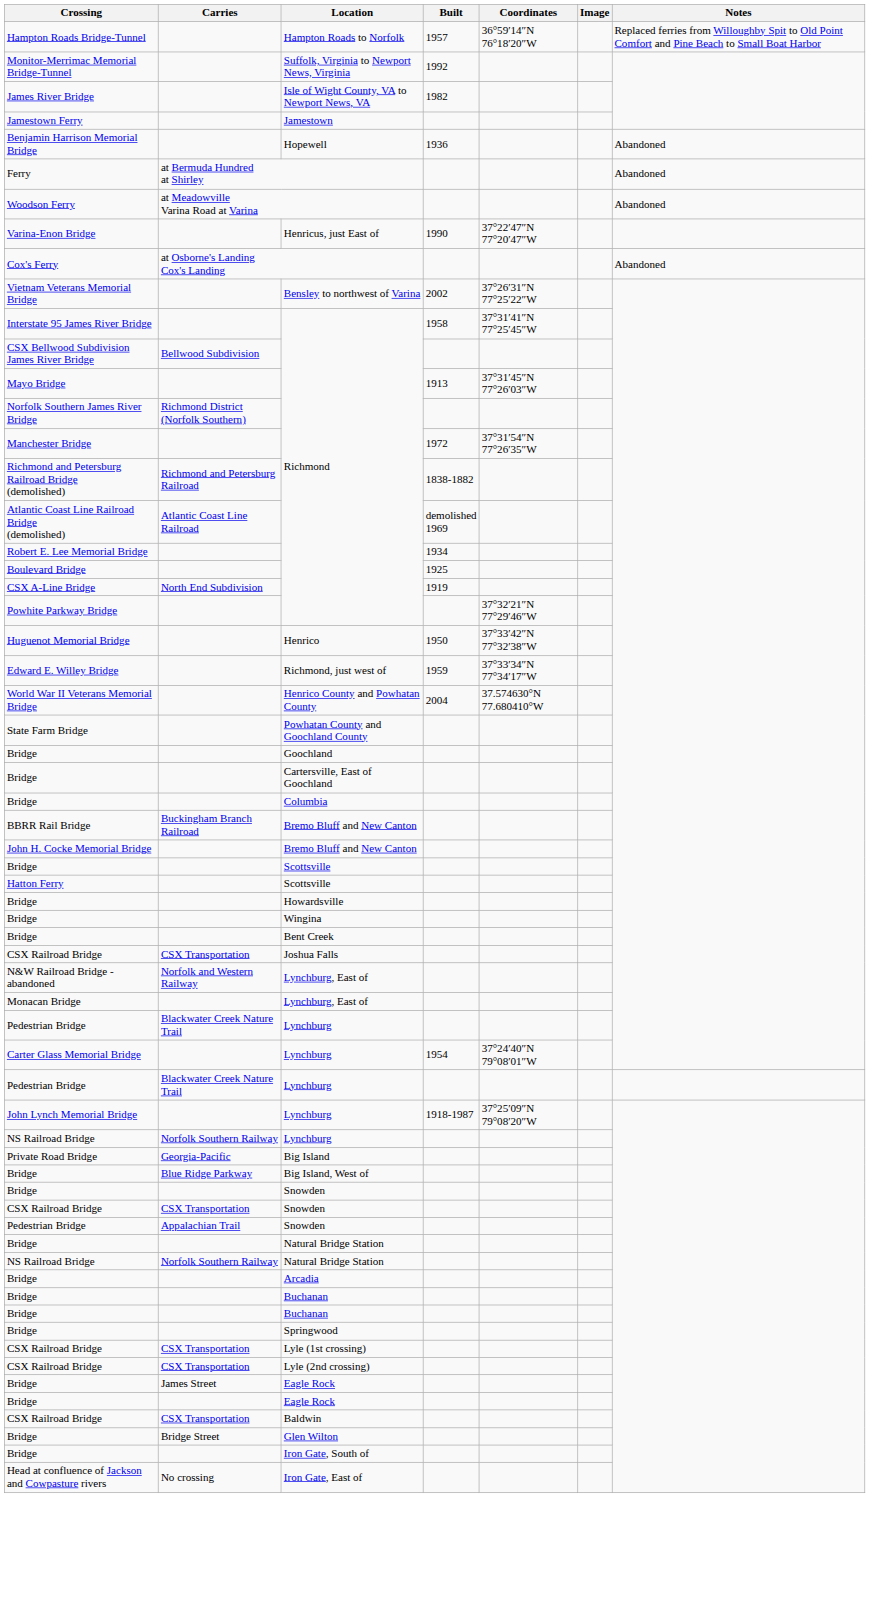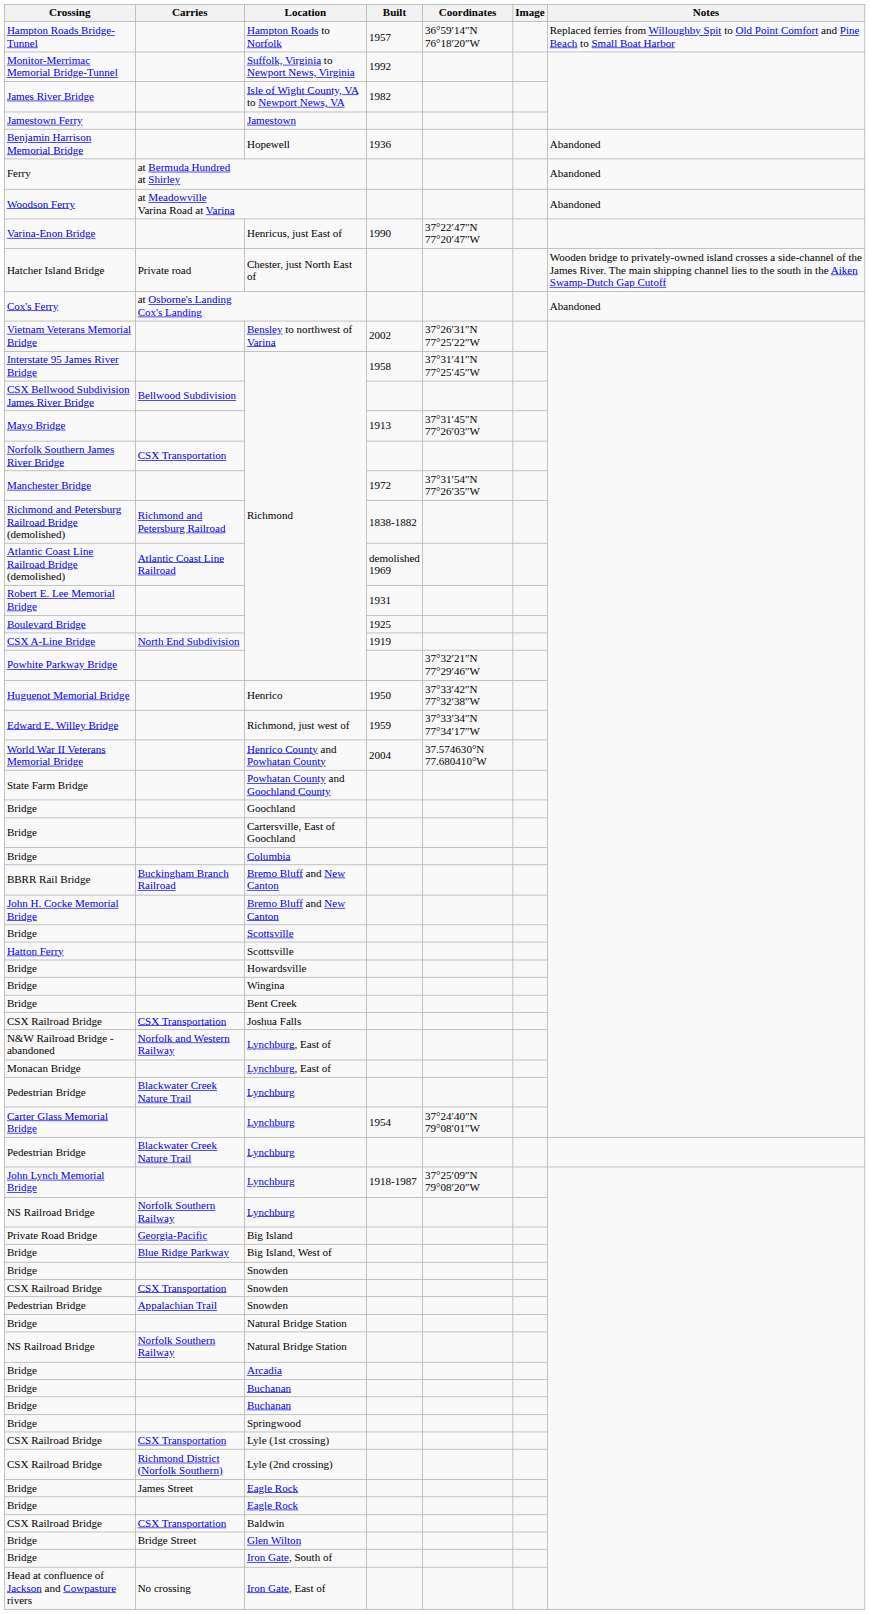+ row: (56, 270)
(203, 413) Richmond District (Norfolk Southern) -> (182, 455) CSX Transportation
(437, 551) 1934 -> (380, 600) 1931
(205, 1366) CSX Transportation -> (180, 1464) Richmond District (Norfolk Southern)
